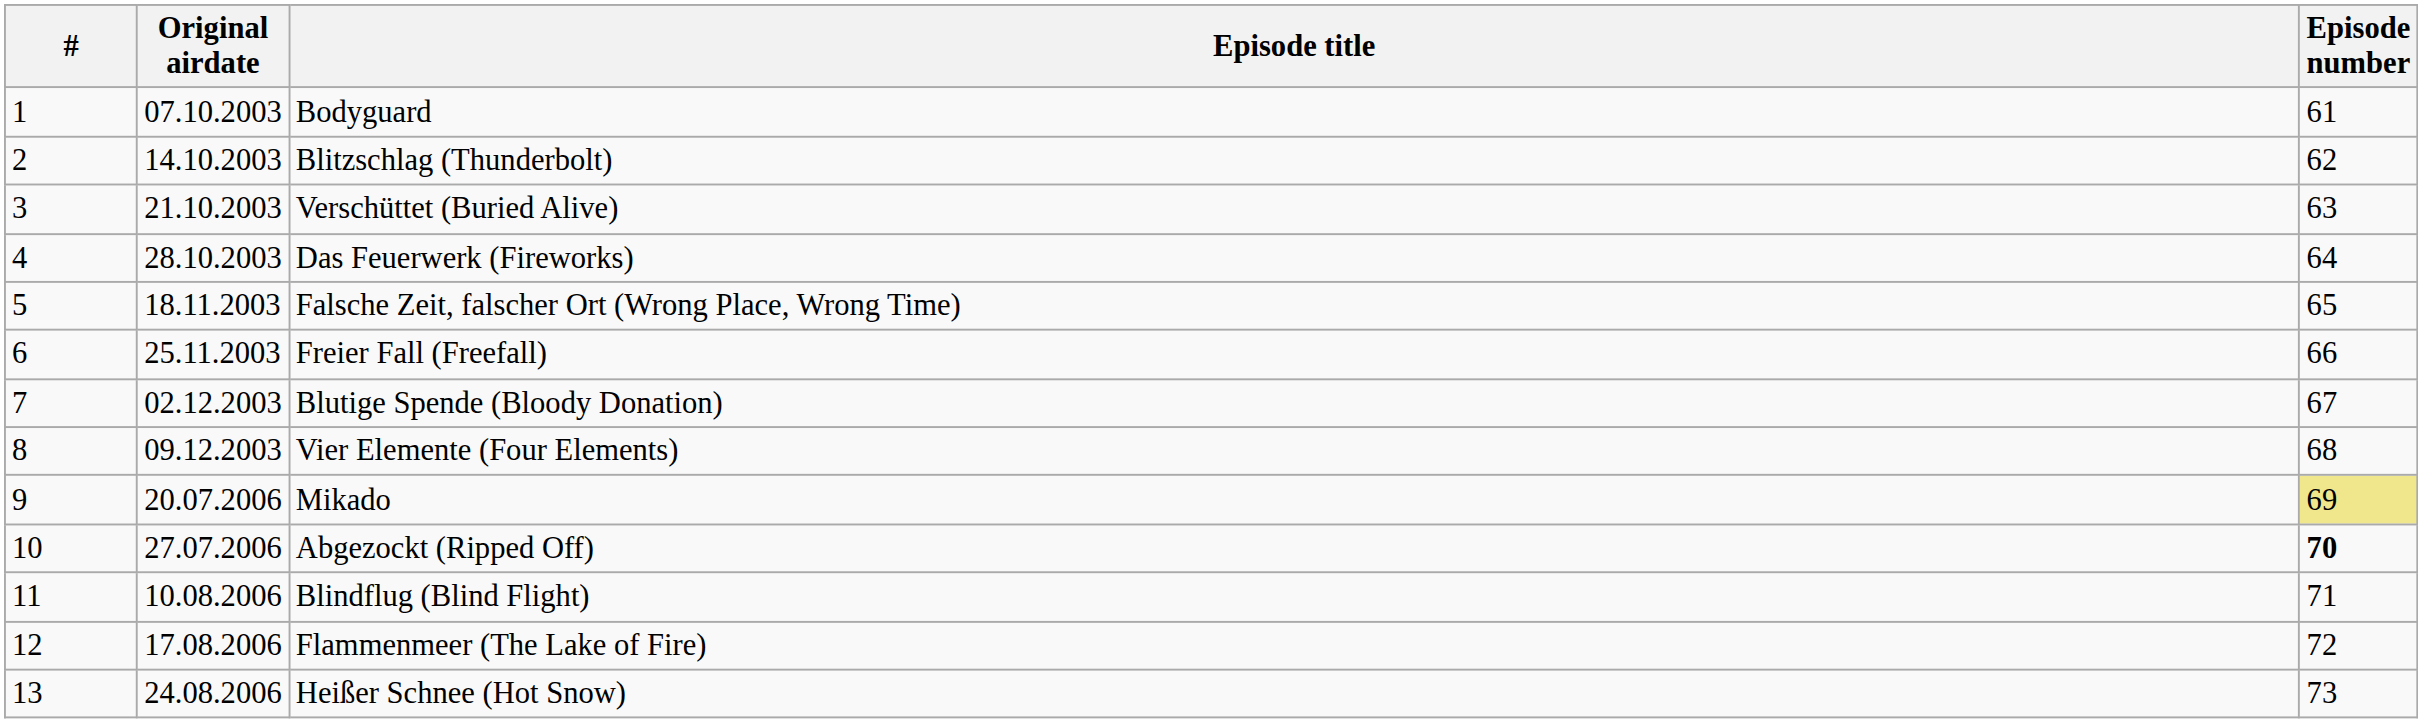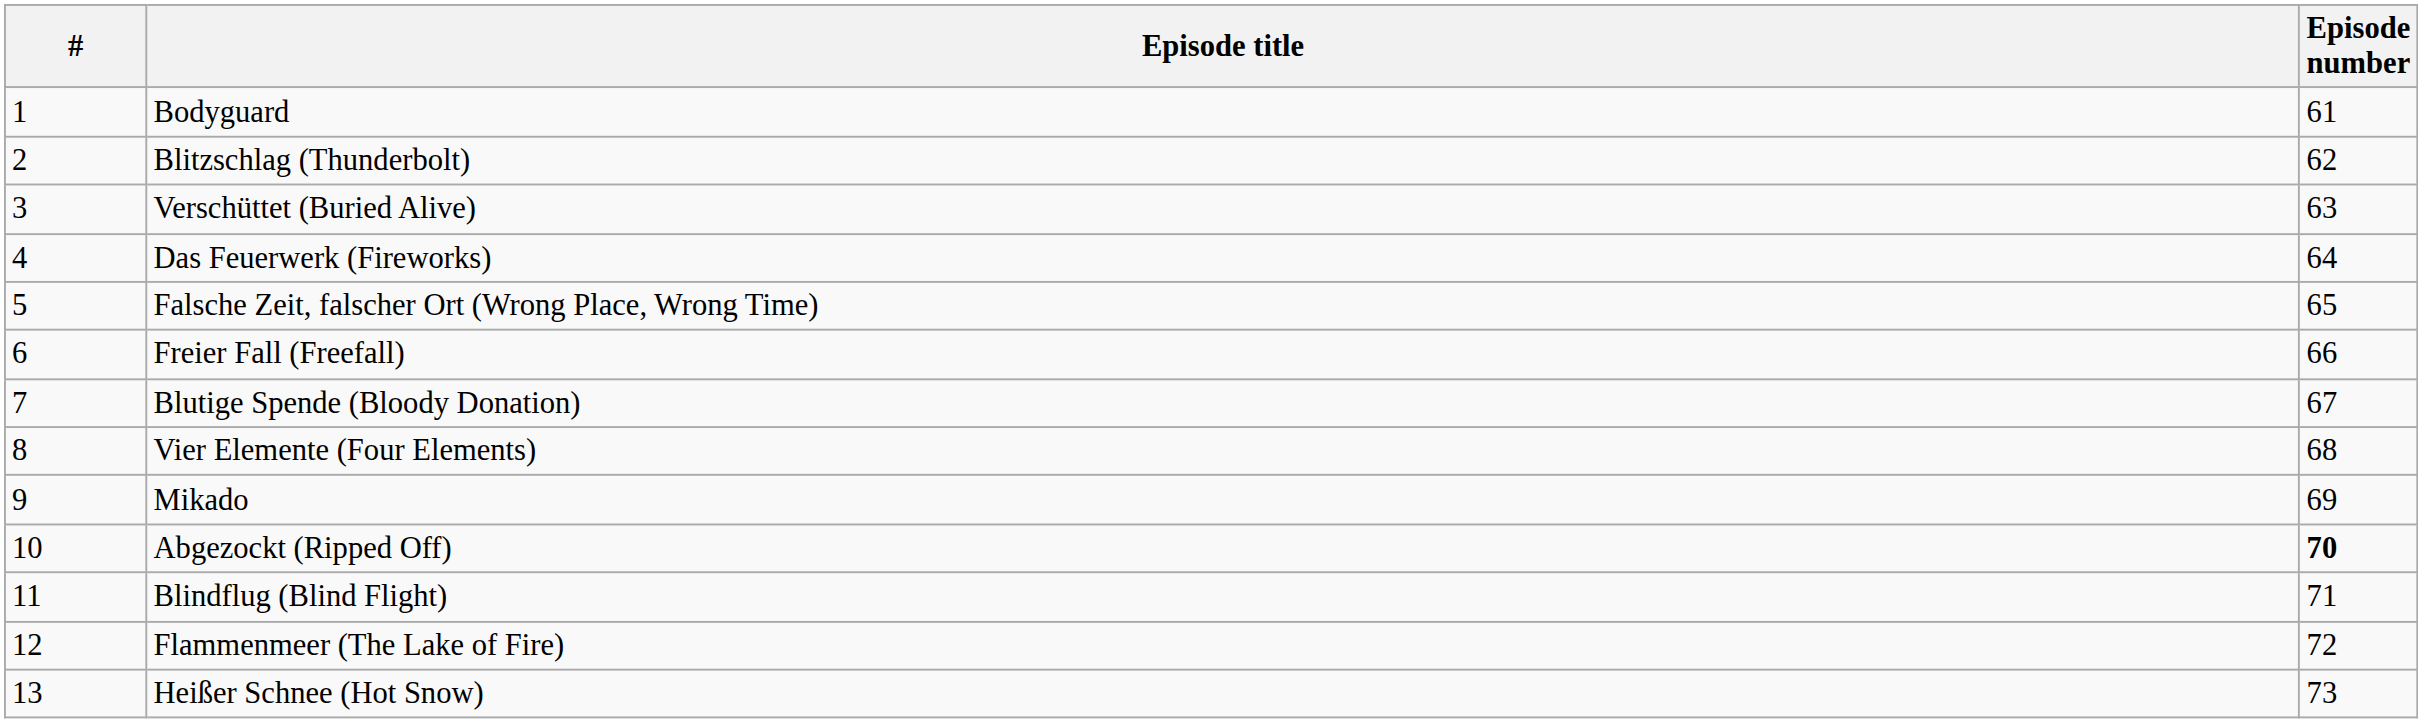- column: (213, 45)
(2322, 499) khaki background -> (2322, 499) no background
